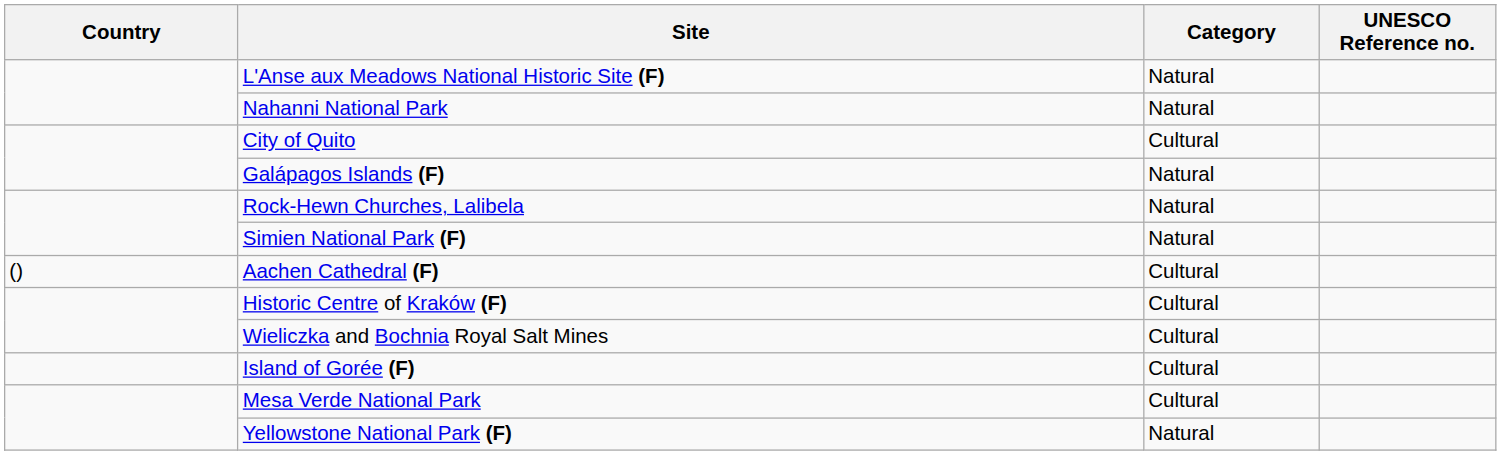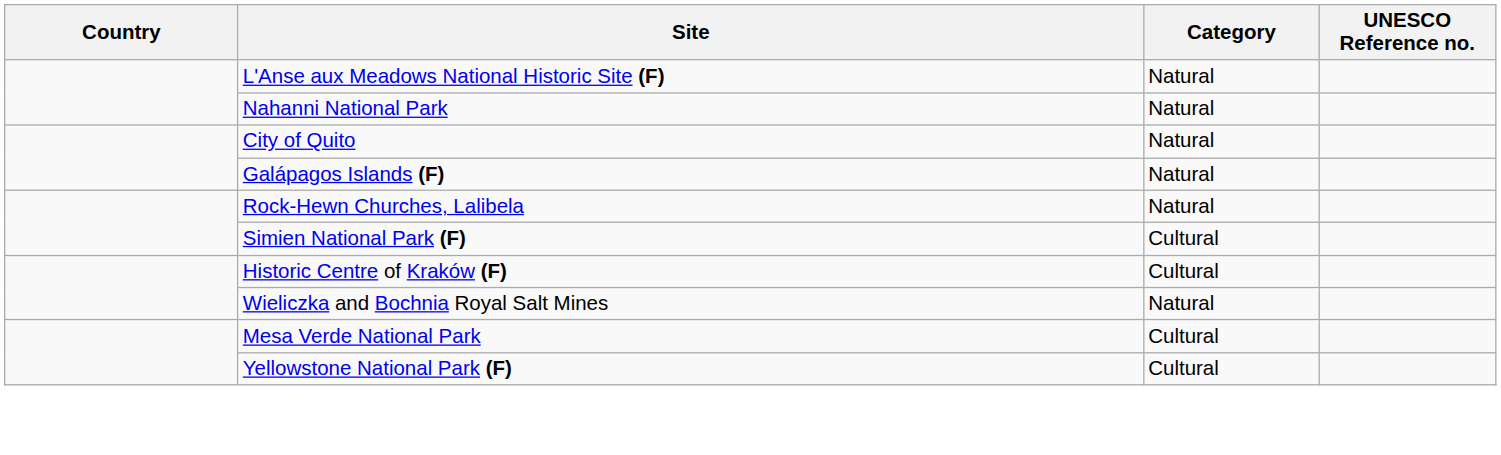(1184, 141) Cultural -> (1181, 141) Natural
(1181, 238) Natural -> (1184, 238) Cultural
- row: (341, 271)
(1184, 336) Cultural -> (1181, 303) Natural
- row: (329, 368)
(1181, 433) Natural -> (1184, 368) Cultural
